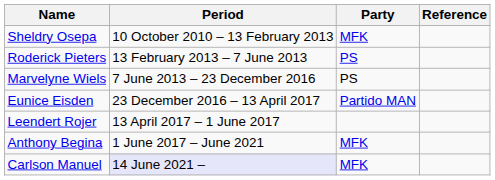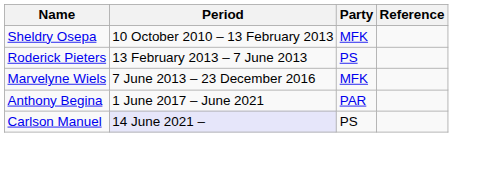(349, 79) PS -> (354, 79) MFK
- row: (50, 100)
- row: (52, 121)
(354, 143) MFK -> (353, 100) PAR
(354, 164) MFK -> (349, 121) PS
